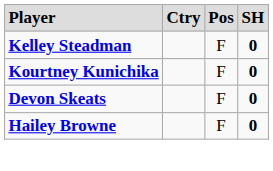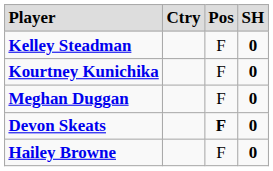+ row: (69, 98)
(221, 98) normal -> (221, 125) bold
